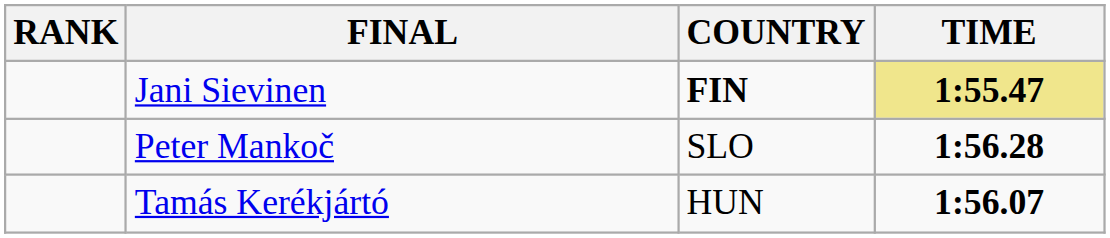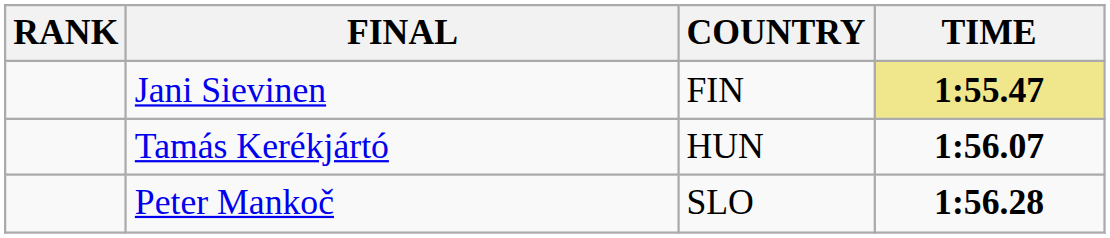(717, 89) bold -> (715, 89) normal
rows swapped: (262, 202) <-> (234, 145)
